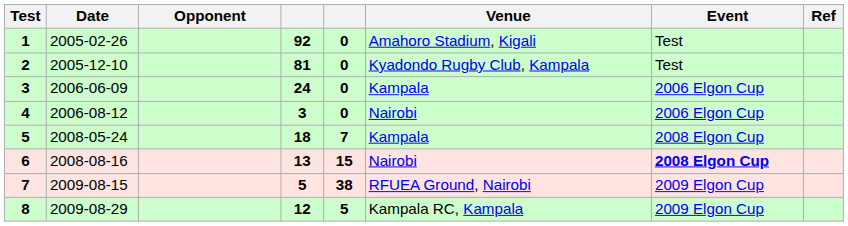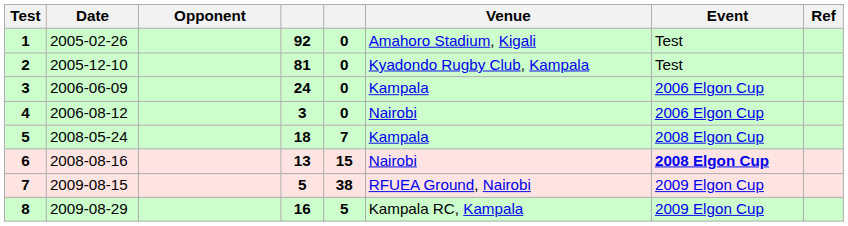(302, 209) 12 -> (302, 209) 16
